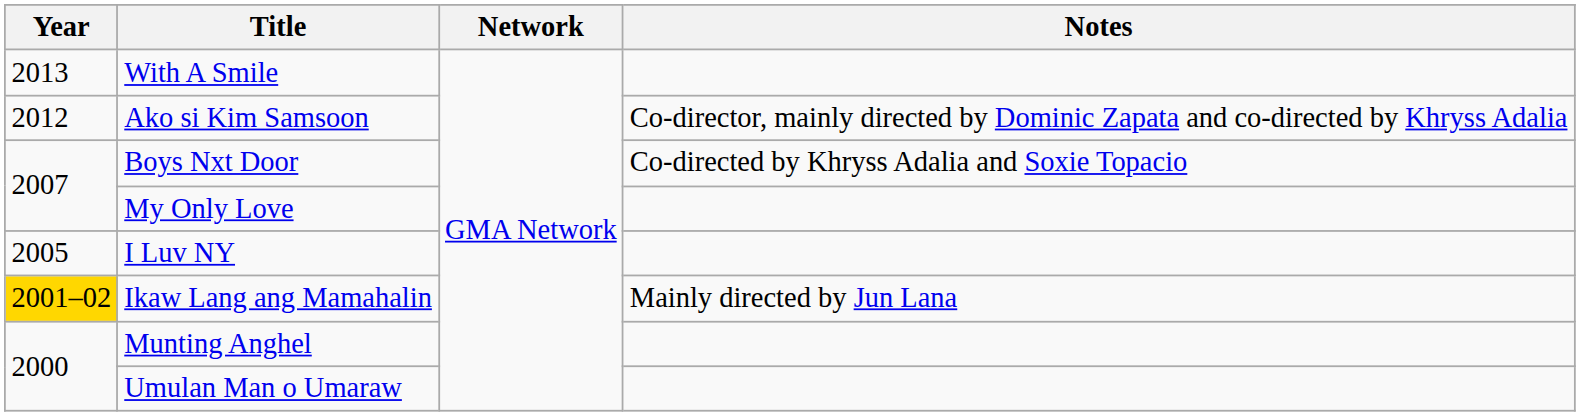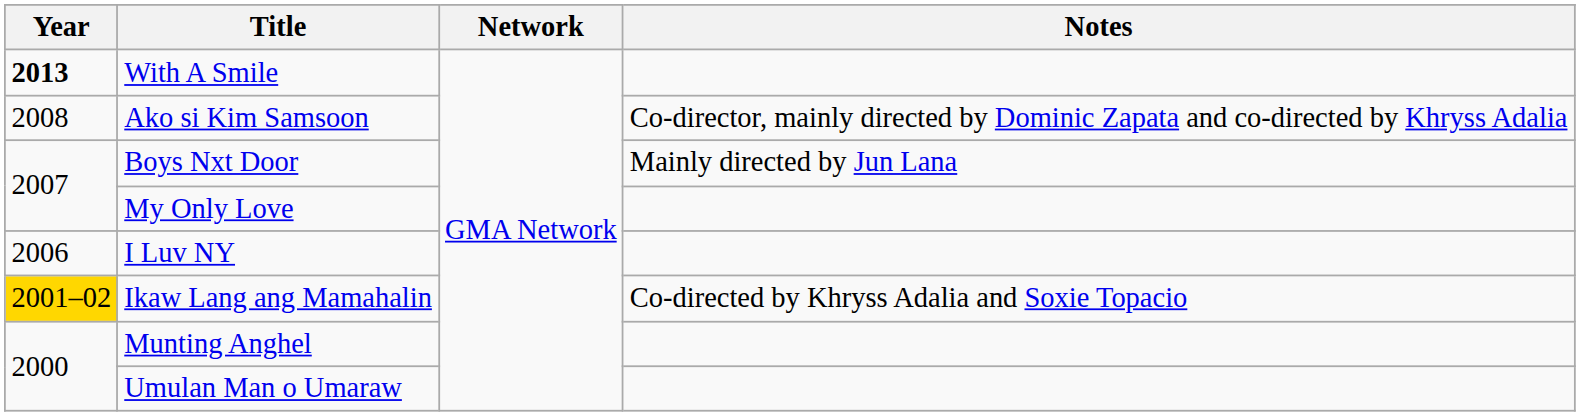(40, 72) normal -> (40, 72) bold
(40, 117) 2012 -> (40, 117) 2008
(909, 162) Co-directed by Khryss Adalia and Soxie Topacio -> (794, 162) Mainly directed by Jun Lana
(40, 252) 2005 -> (40, 252) 2006
(794, 298) Mainly directed by Jun Lana -> (909, 298) Co-directed by Khryss Adalia and Soxie Topacio
